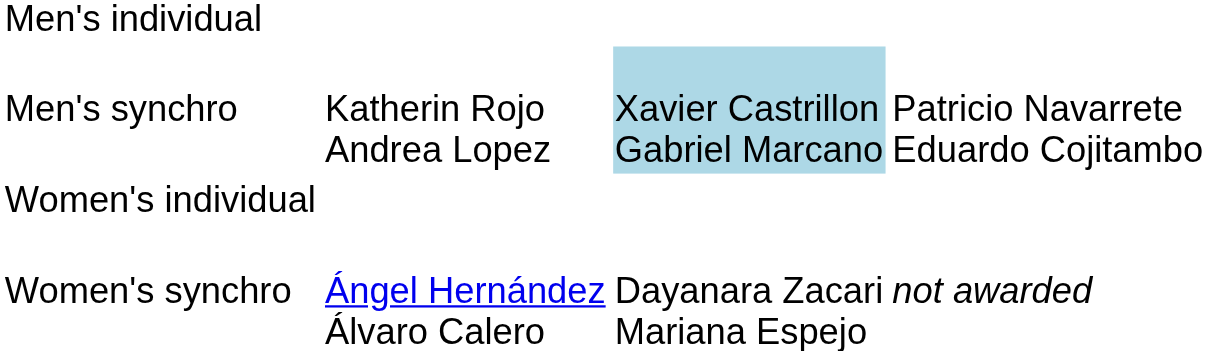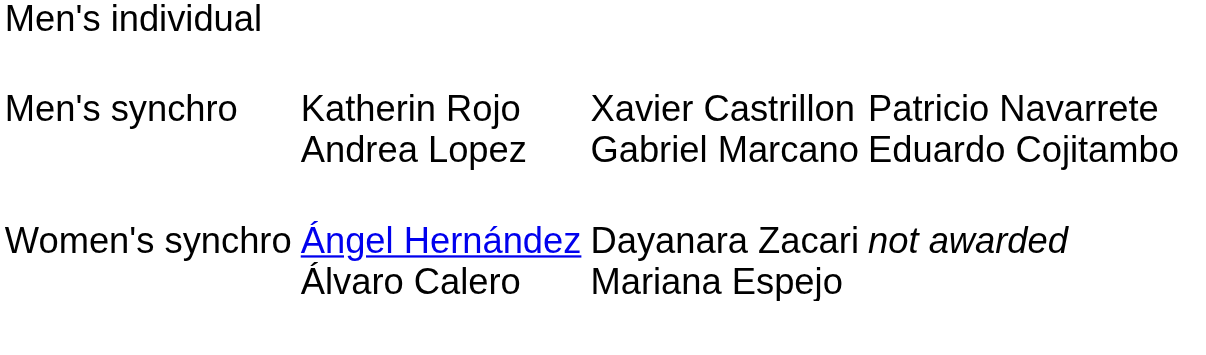(749, 129) lightblue background -> (725, 129) no background
- row: (160, 200)
